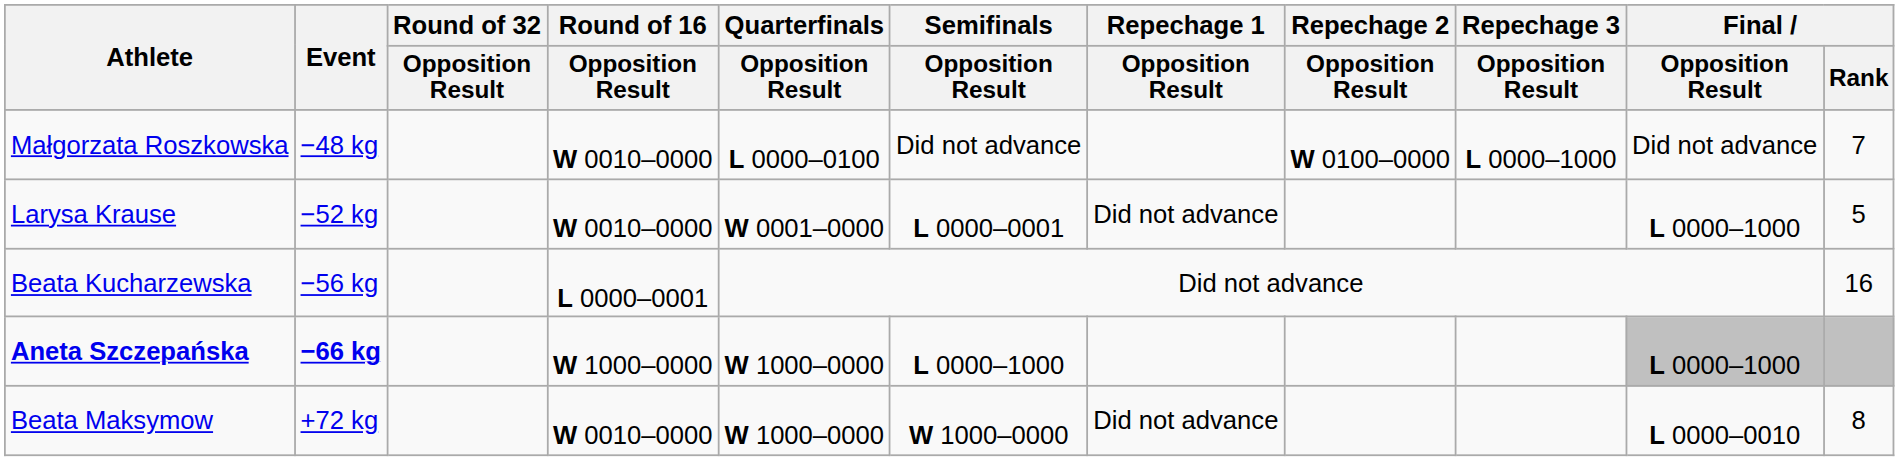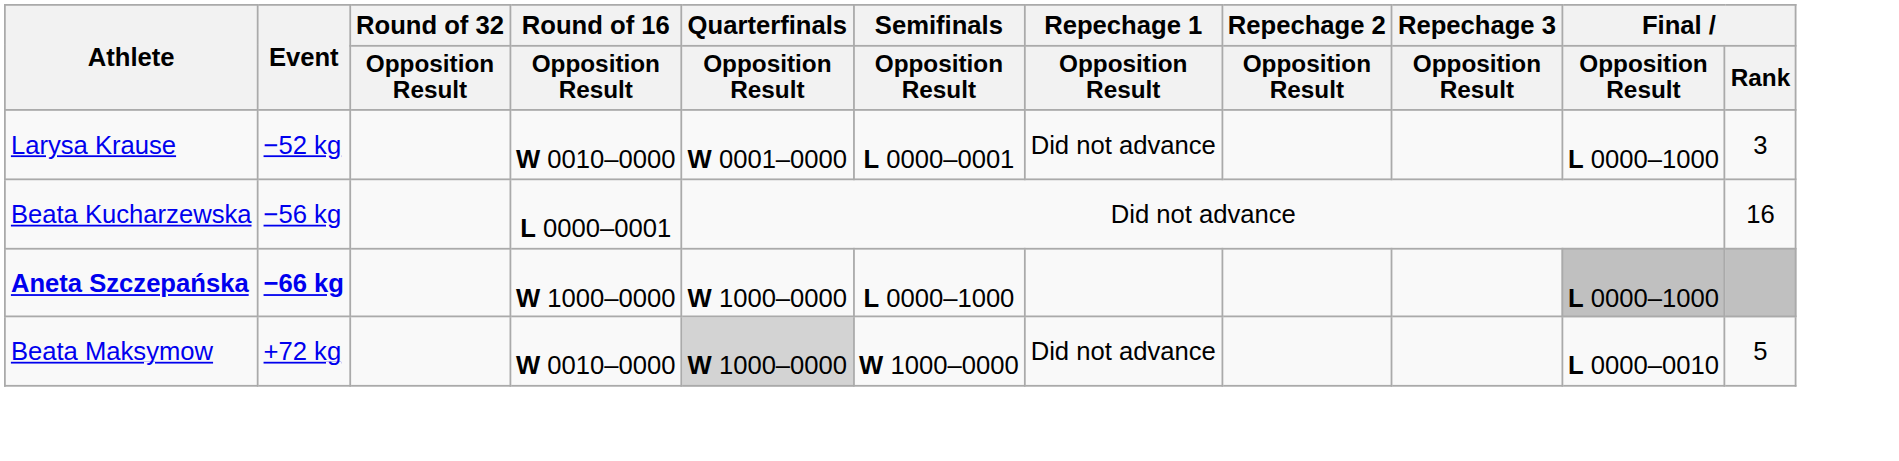- row: (150, 145)
(1859, 214) 5 -> (1760, 145) 3
(804, 435) no background -> (767, 366) lightgrey background
(1859, 421) 8 -> (1760, 352) 5
